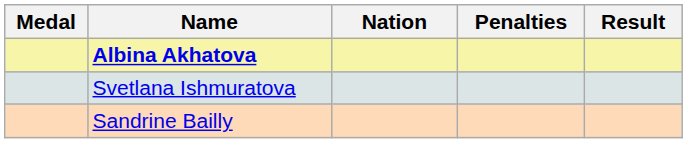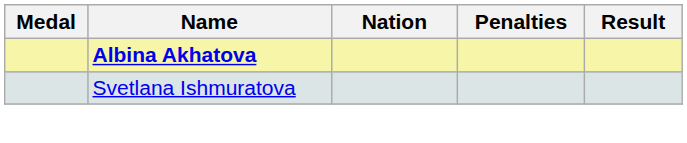- row: (163, 121)
